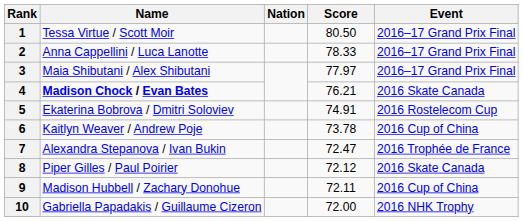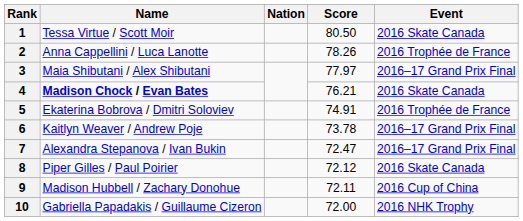(446, 33) 2016–17 Grand Prix Final -> (431, 33) 2016 Skate Canada
(341, 52) 78.33 -> (341, 52) 78.26
(446, 52) 2016–17 Grand Prix Final -> (444, 52) 2016 Trophée de France
(437, 110) 2016 Rostelecom Cup -> (444, 110) 2016 Trophée de France
(428, 129) 2016 Cup of China -> (446, 129) 2016–17 Grand Prix Final
(444, 149) 2016 Trophée de France -> (446, 149) 2016–17 Grand Prix Final
